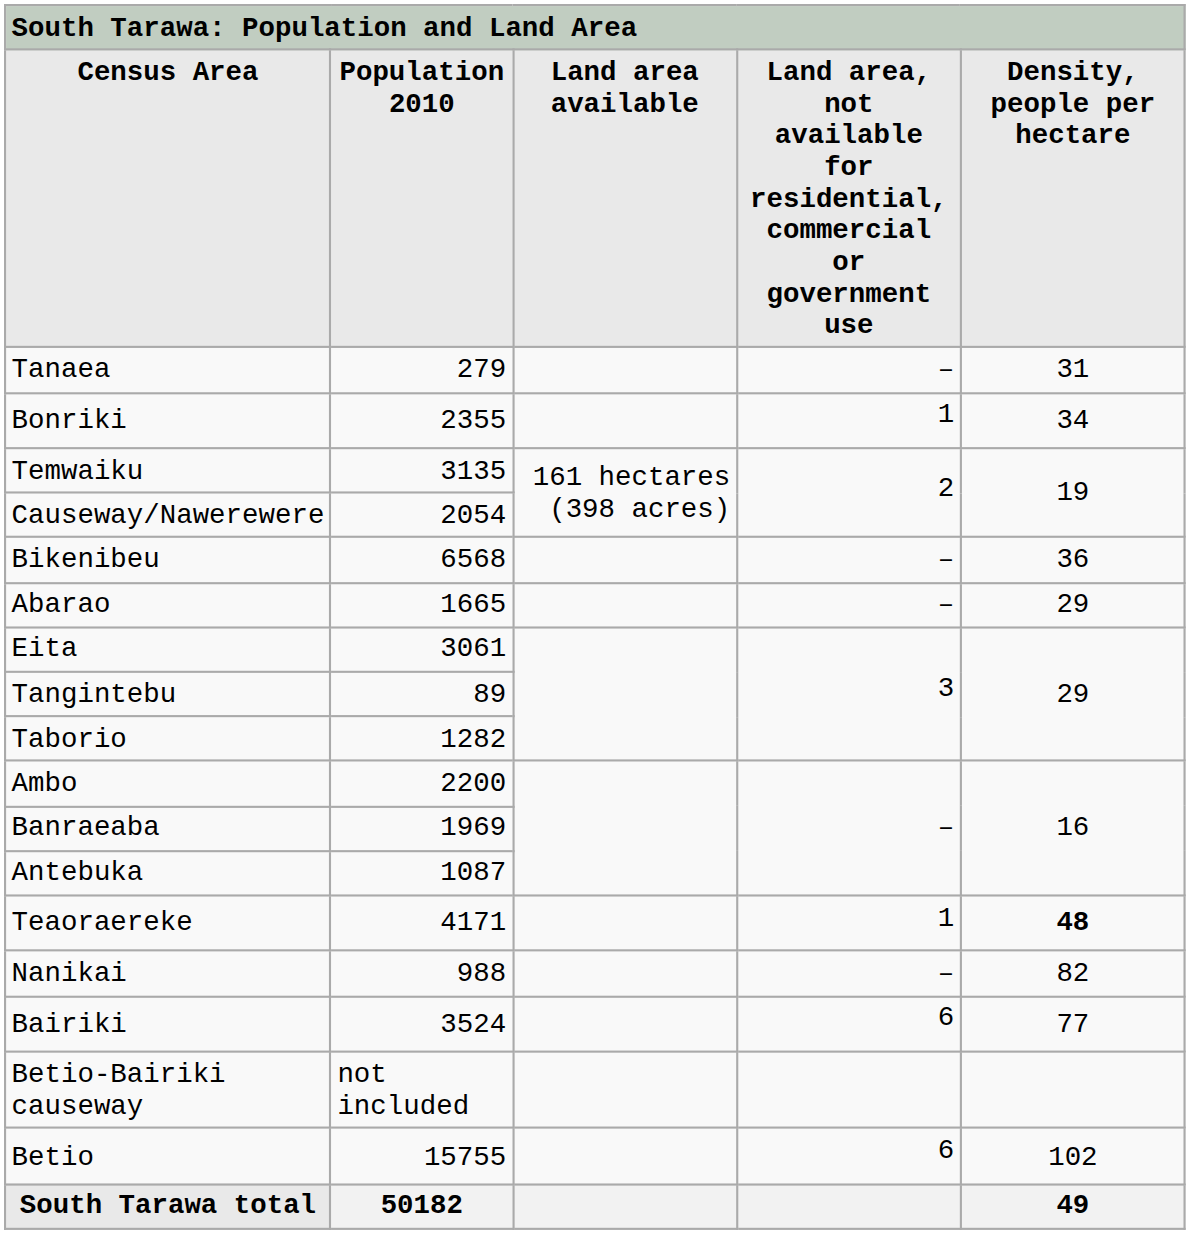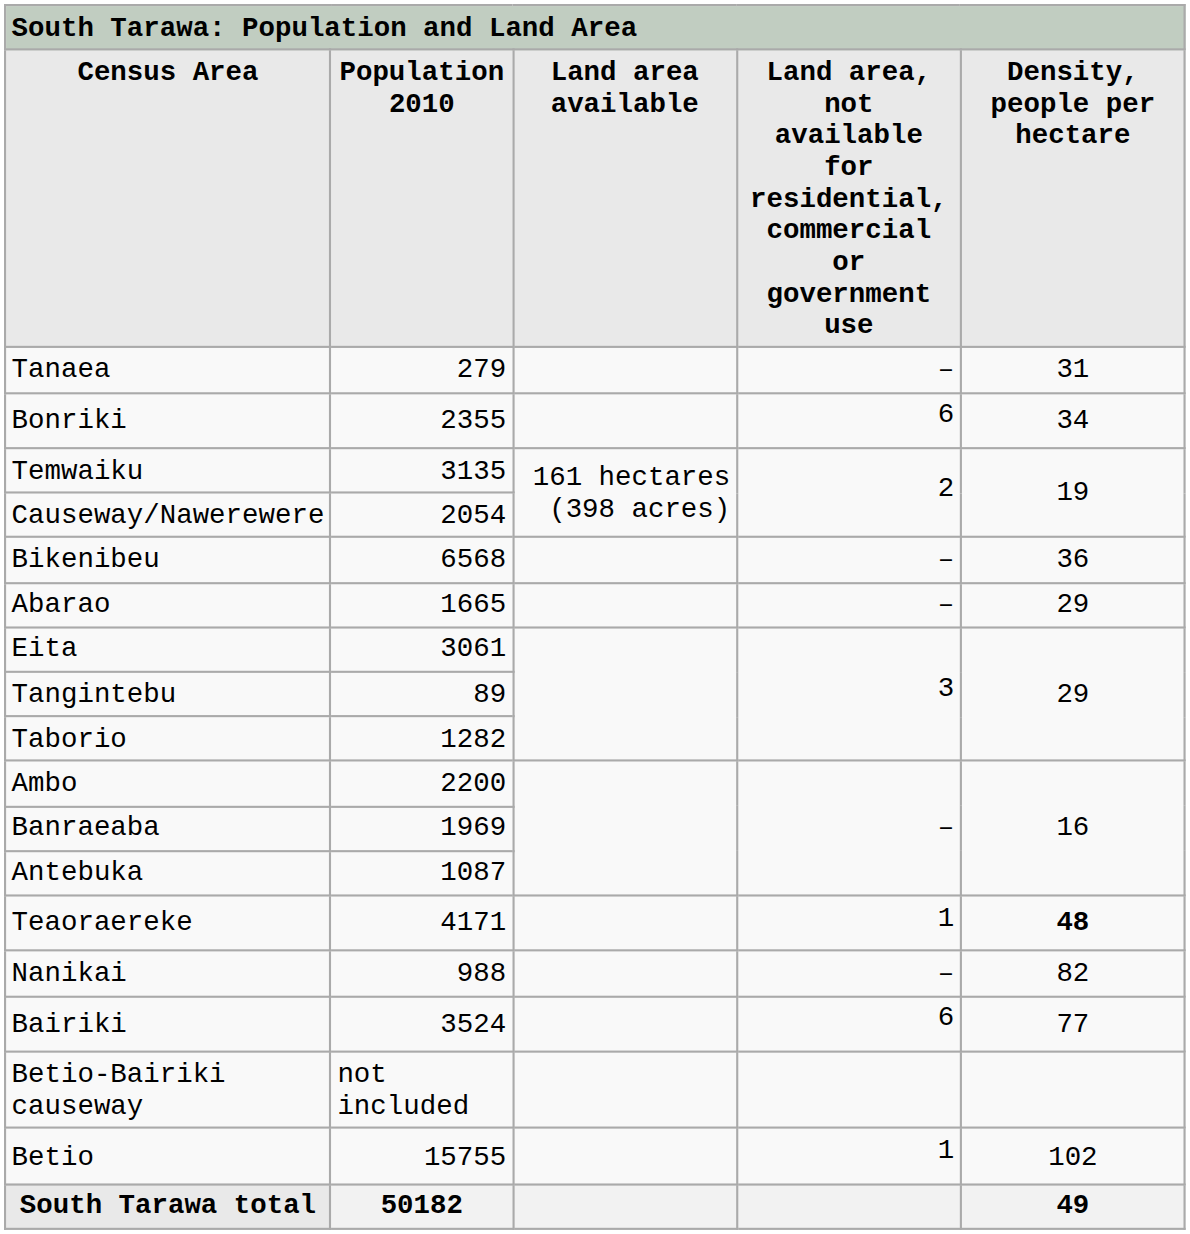(946, 415) 1 -> (946, 415) 6
(946, 1151) 6 -> (946, 1151) 1
